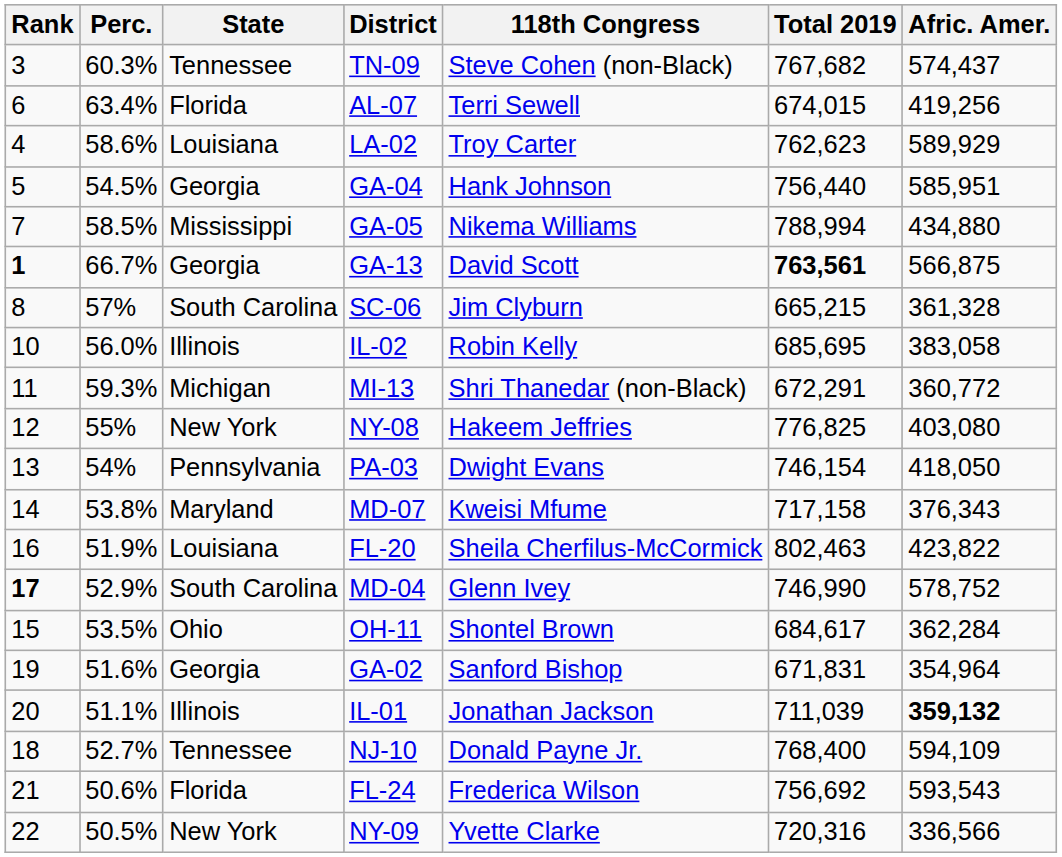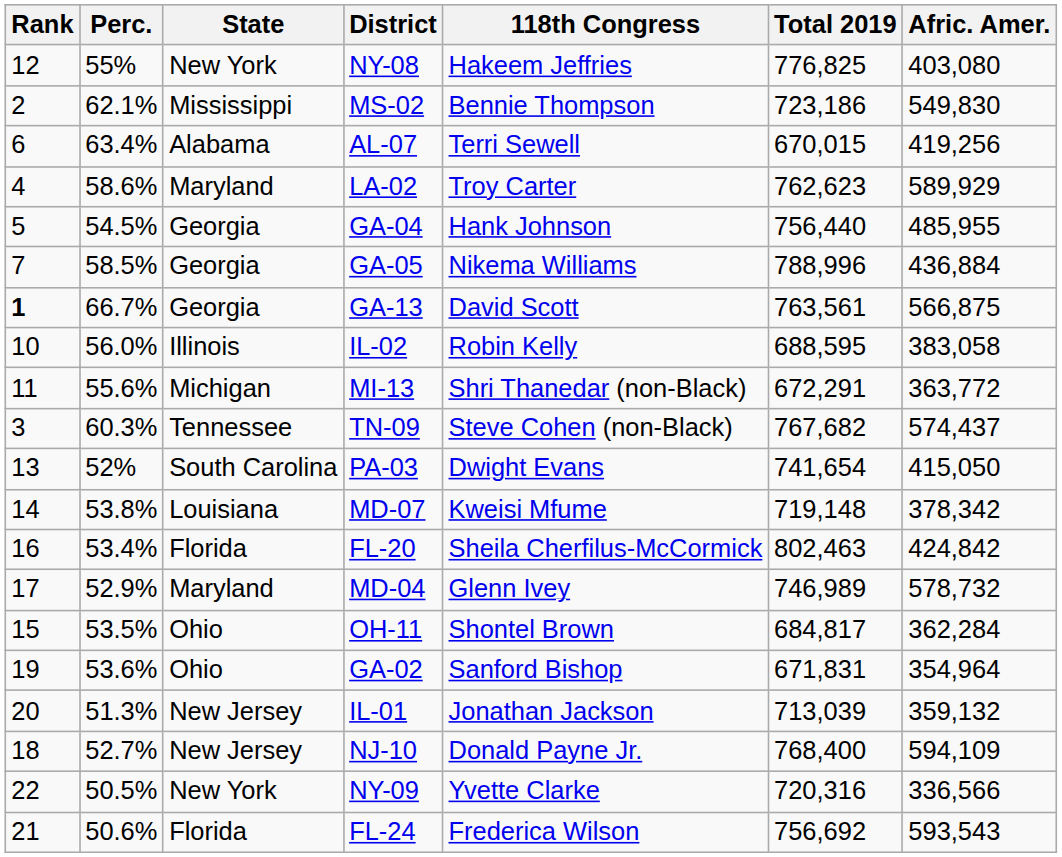rows swapped: (384, 65) <-> (384, 428)
+ row: (387, 105)
(208, 105) Florida -> (219, 145) Alabama
(820, 105) 674,015 -> (820, 145) 670,015
(224, 145) Louisiana -> (221, 186) Maryland
(954, 186) 585,951 -> (954, 226) 485,955
(231, 226) Mississippi -> (214, 266) Georgia
(820, 226) 788,994 -> (820, 266) 788,996
(954, 226) 434,880 -> (954, 266) 436,884
(820, 266) bold -> (820, 307) normal
- row: (385, 307)
(820, 347) 685,695 -> (820, 347) 688,595
(121, 387) 59.3% -> (121, 387) 55.6%
(954, 387) 360,772 -> (954, 387) 363,772
(111, 468) 54% -> (111, 468) 52%
(245, 468) Pennsylvania -> (253, 468) South Carolina
(820, 468) 746,154 -> (820, 468) 741,654
(954, 468) 418,050 -> (954, 468) 415,050
(221, 508) Maryland -> (224, 508) Louisiana
(820, 508) 717,158 -> (820, 508) 719,148
(954, 508) 376,343 -> (954, 508) 378,342
(121, 549) 51.9% -> (121, 549) 53.4%
(224, 549) Louisiana -> (208, 549) Florida
(954, 549) 423,822 -> (954, 549) 424,842
(25, 589) bold -> (25, 589) normal
(253, 589) South Carolina -> (221, 589) Maryland
(820, 589) 746,990 -> (820, 589) 746,989
(954, 589) 578,752 -> (954, 589) 578,732
(820, 629) 684,617 -> (820, 629) 684,817
(121, 670) 51.6% -> (121, 670) 53.6%
(214, 670) Georgia -> (196, 670) Ohio
(121, 710) 51.1% -> (121, 710) 51.3%
(204, 710) Illinois -> (236, 710) New Jersey
(819, 710) 711,039 -> (820, 710) 713,039
(954, 710) bold -> (954, 710) normal
(231, 750) Tennessee -> (236, 750) New Jersey
rows swapped: (382, 791) <-> (384, 831)
